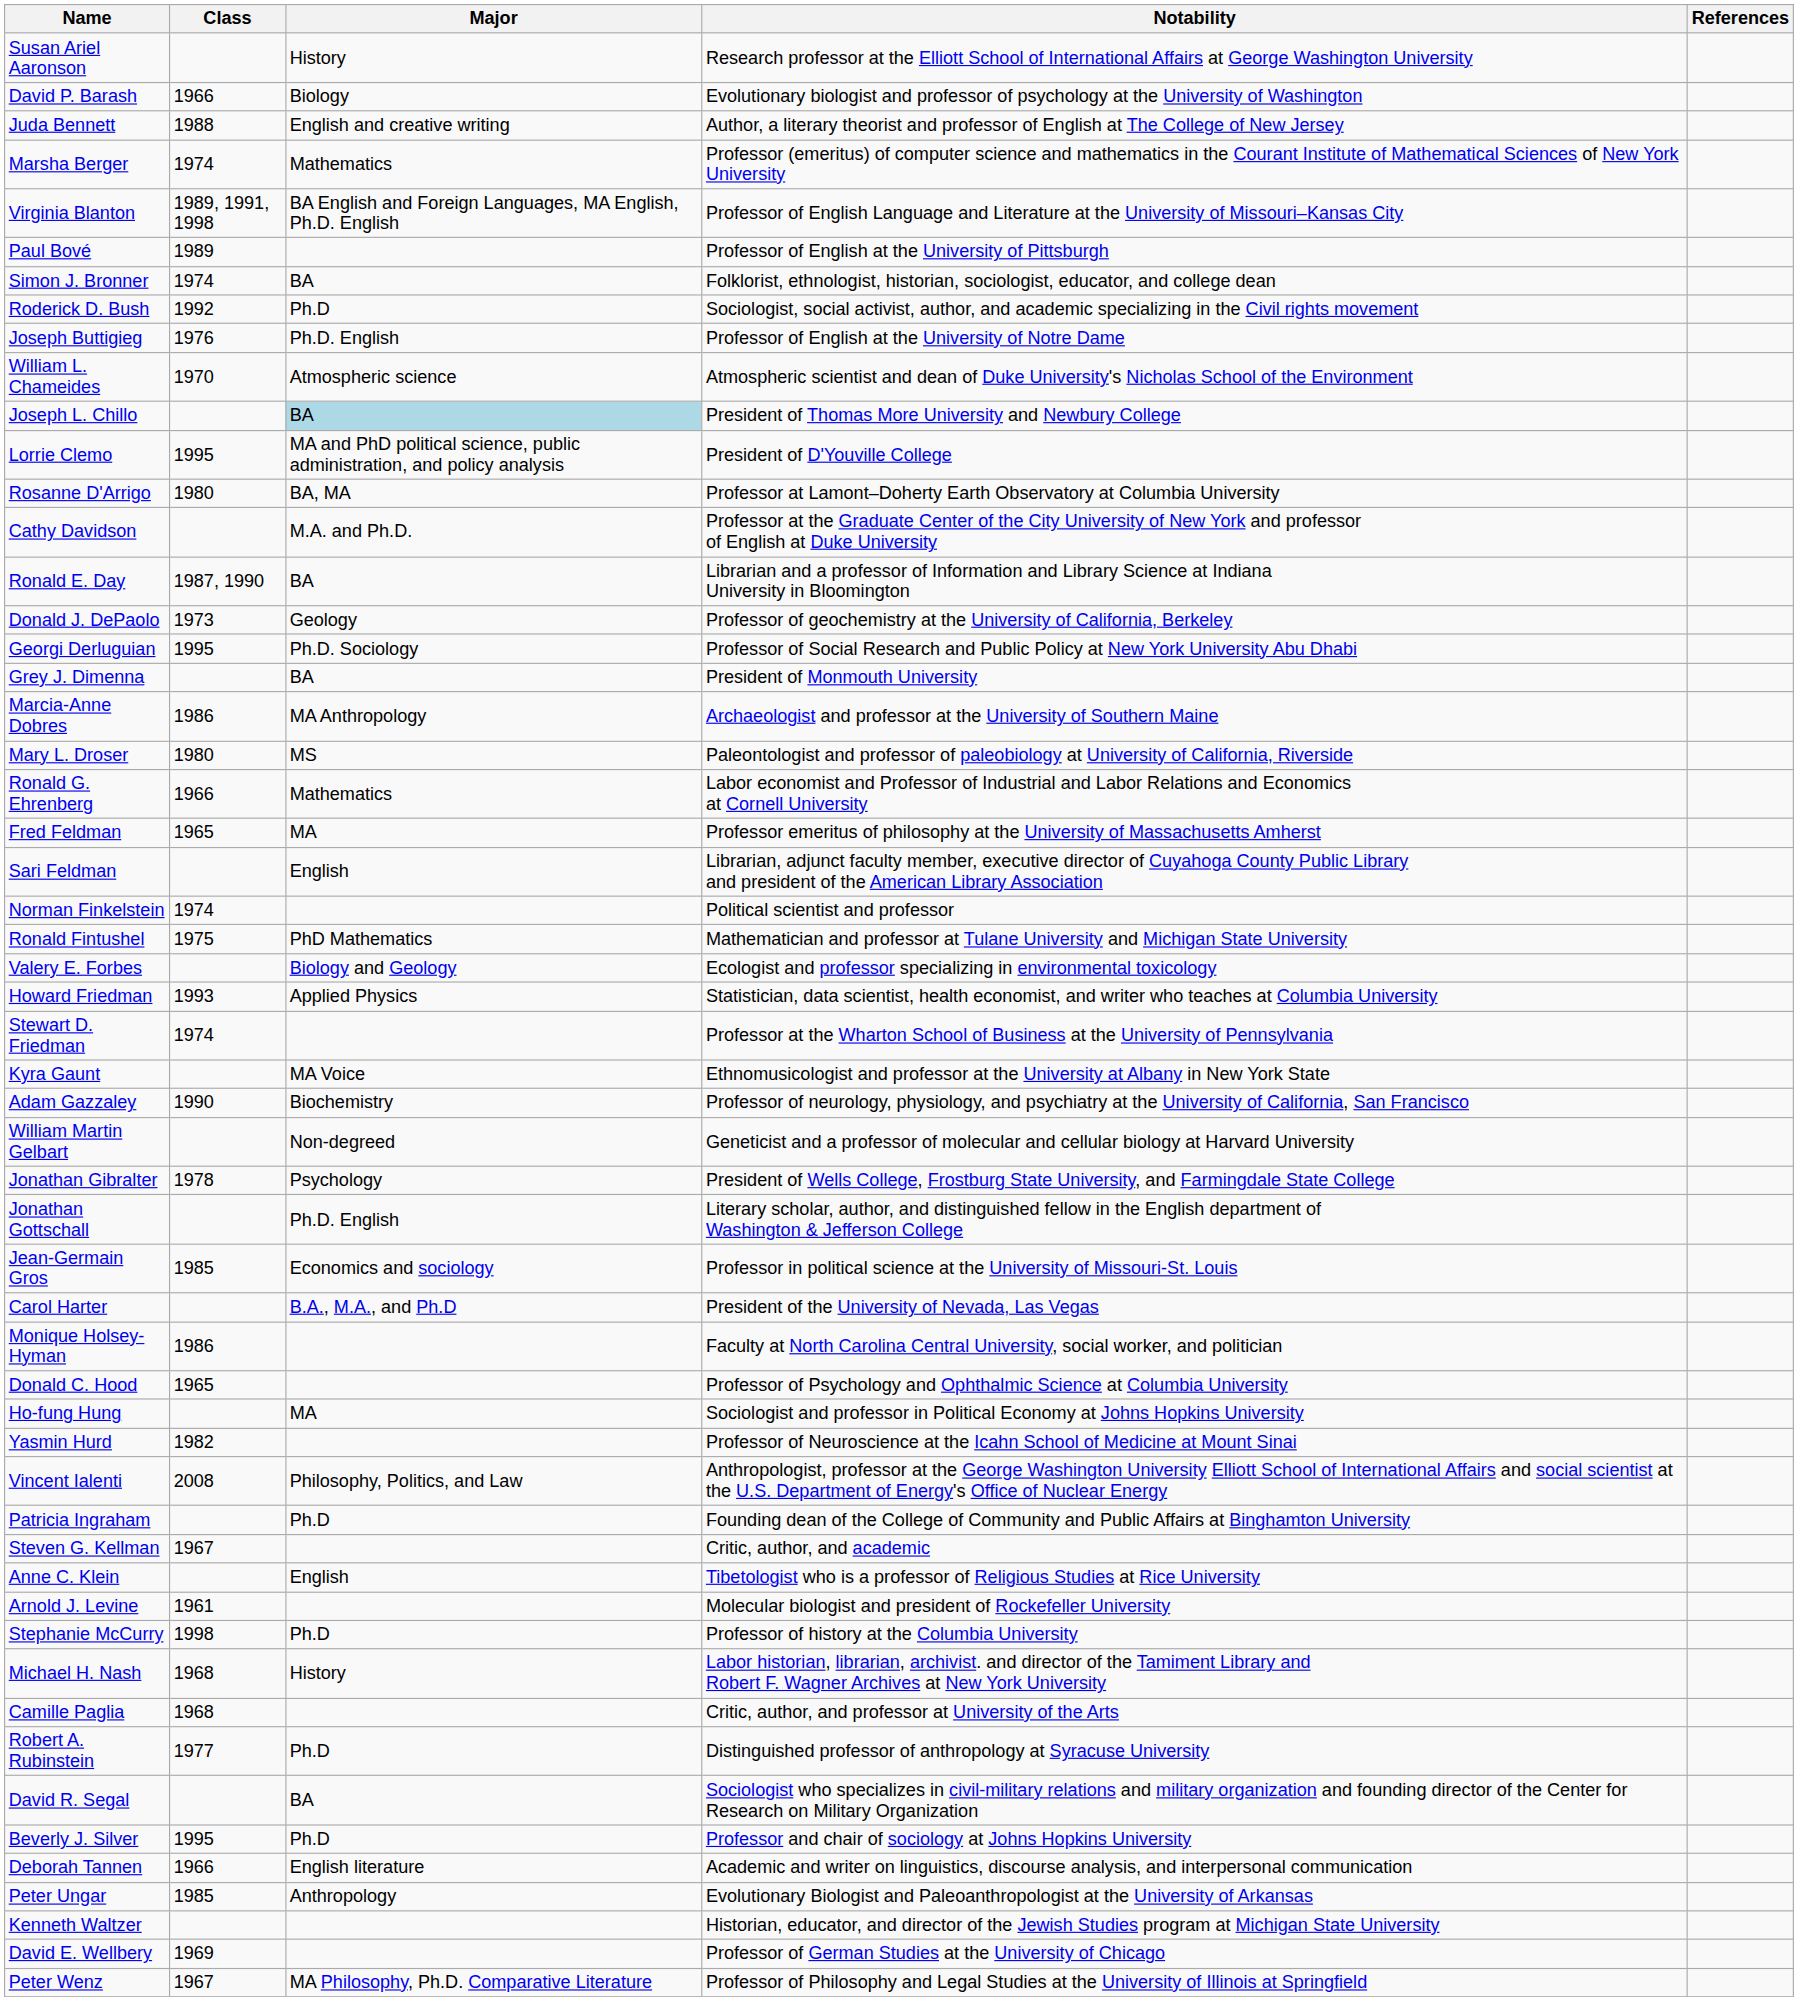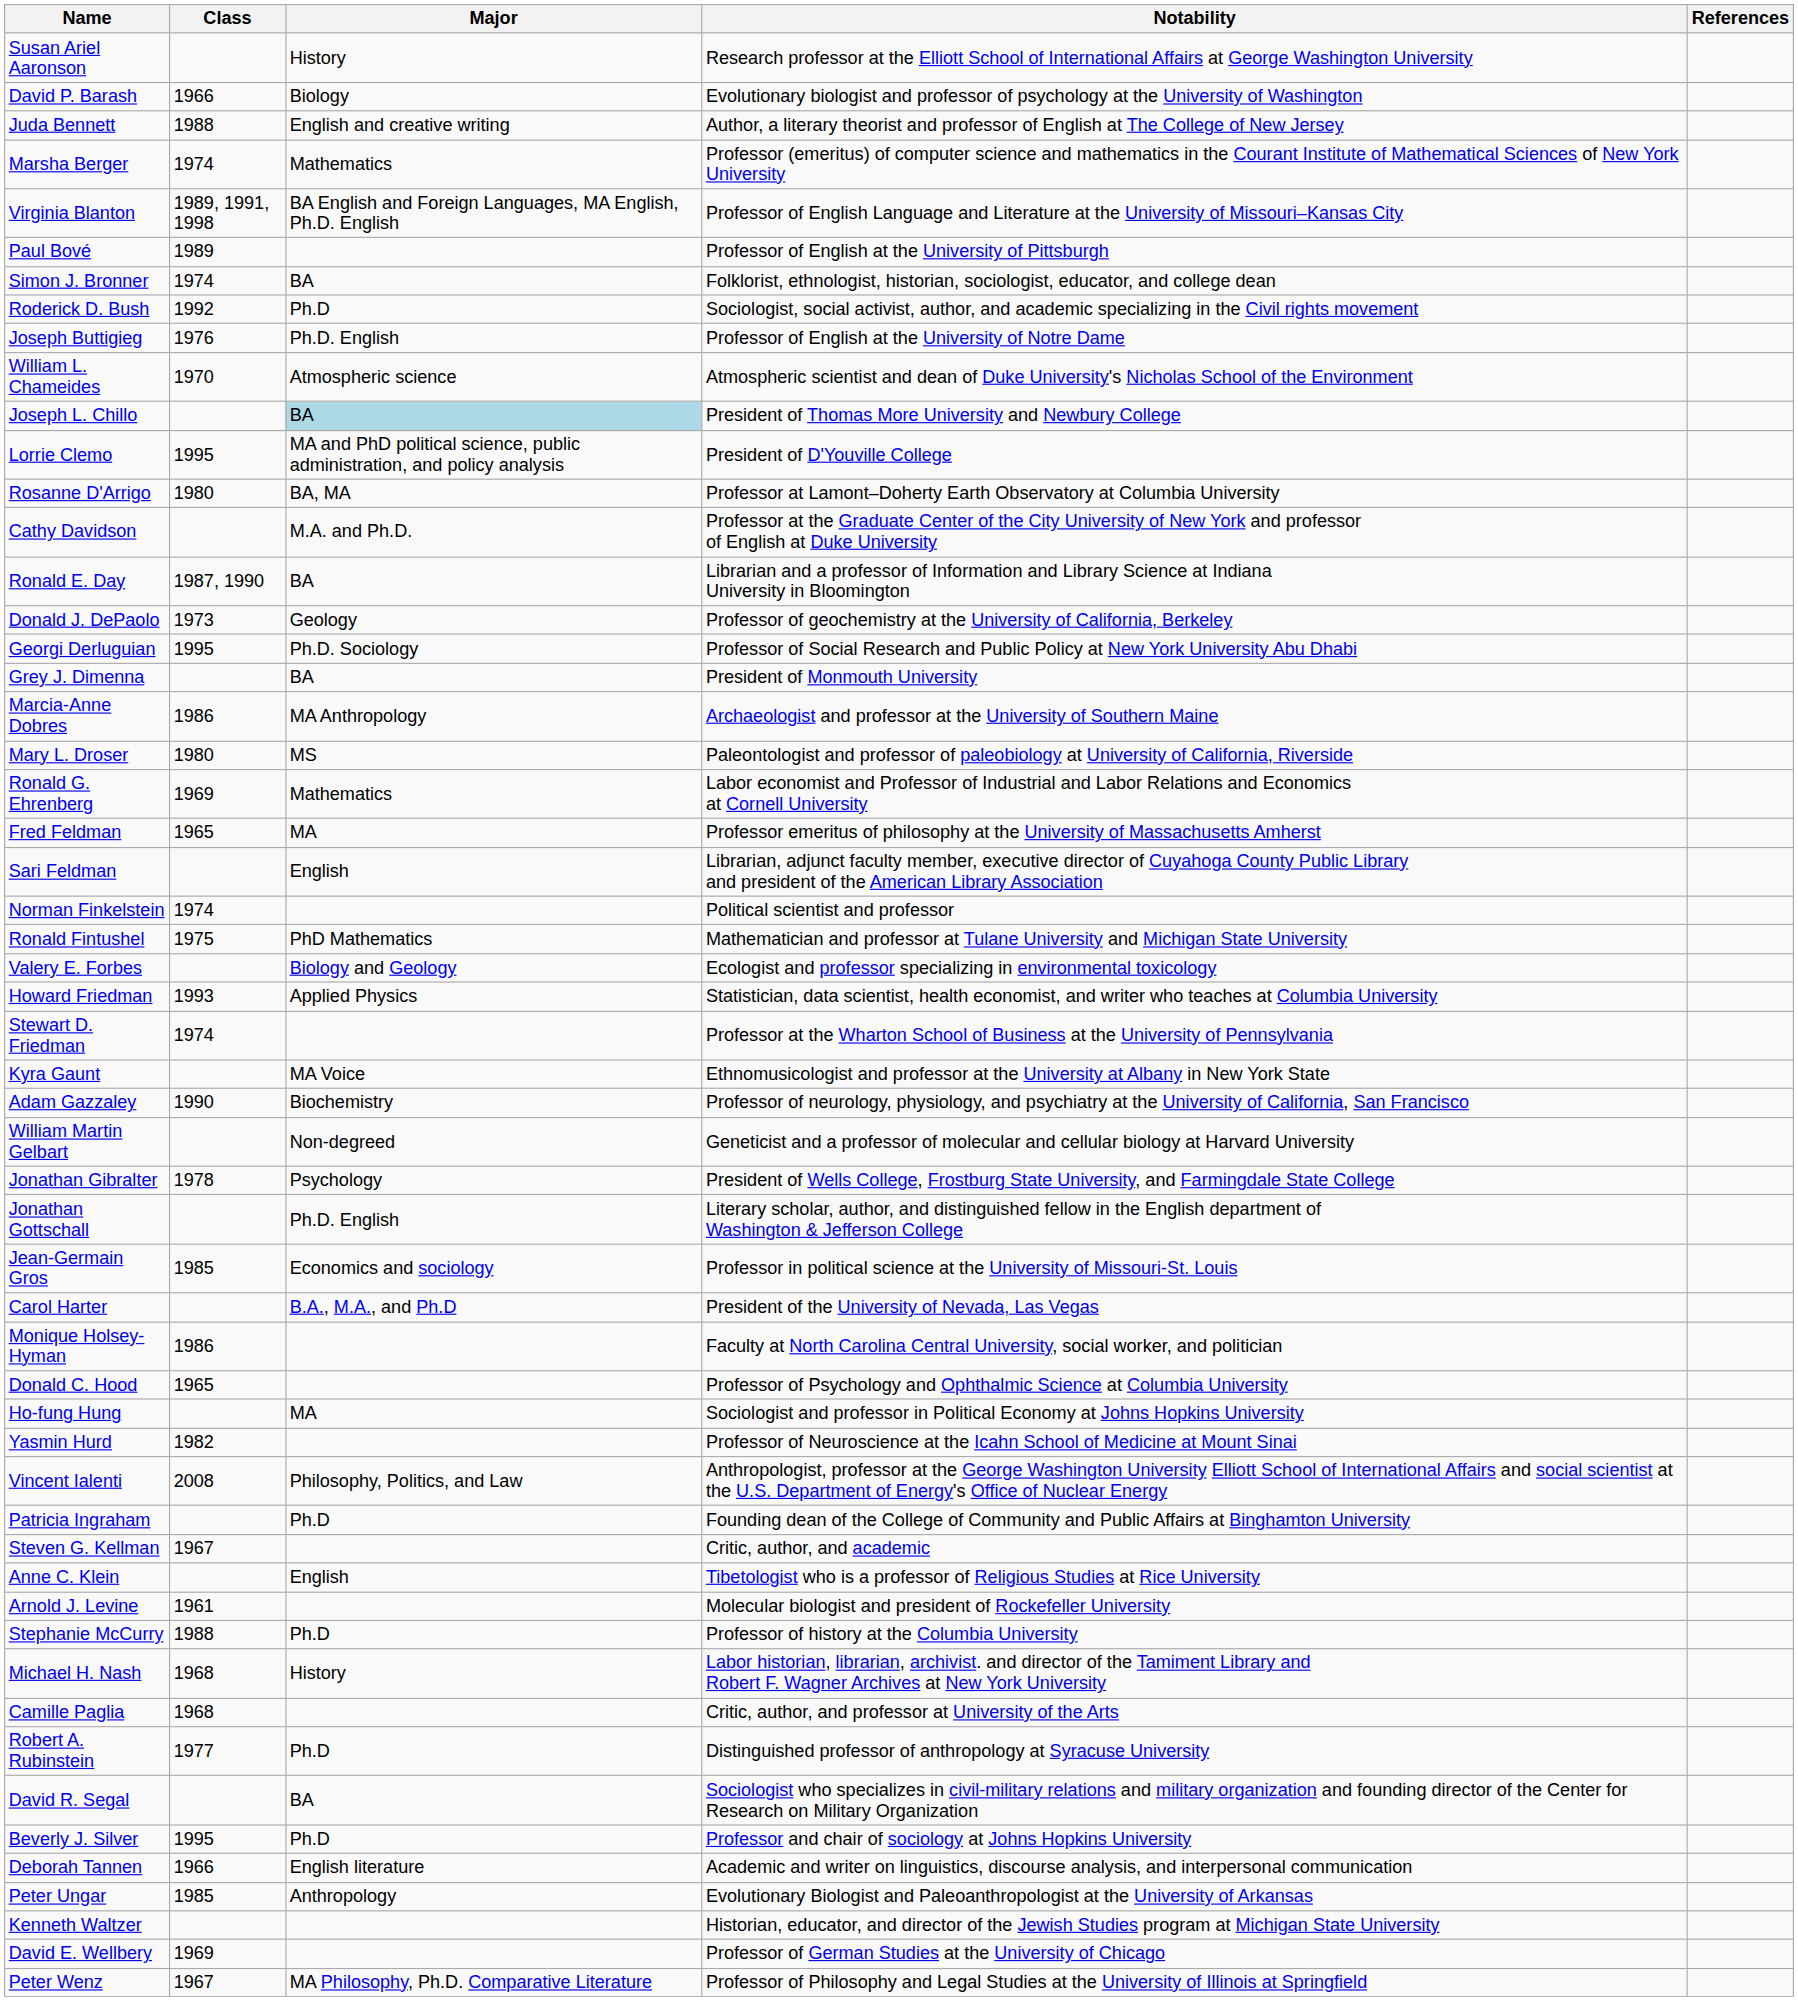(194, 793) 1966 -> (194, 793) 1969
(194, 1634) 1998 -> (194, 1634) 1988
